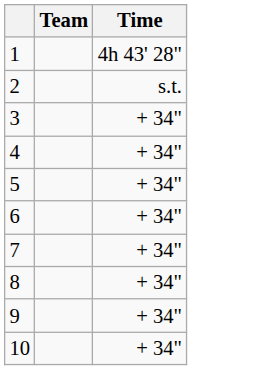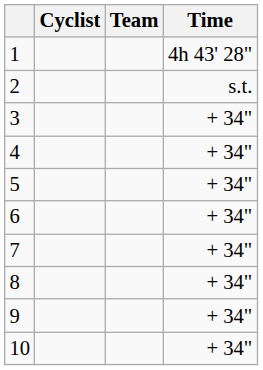+ column: (70, 20)
